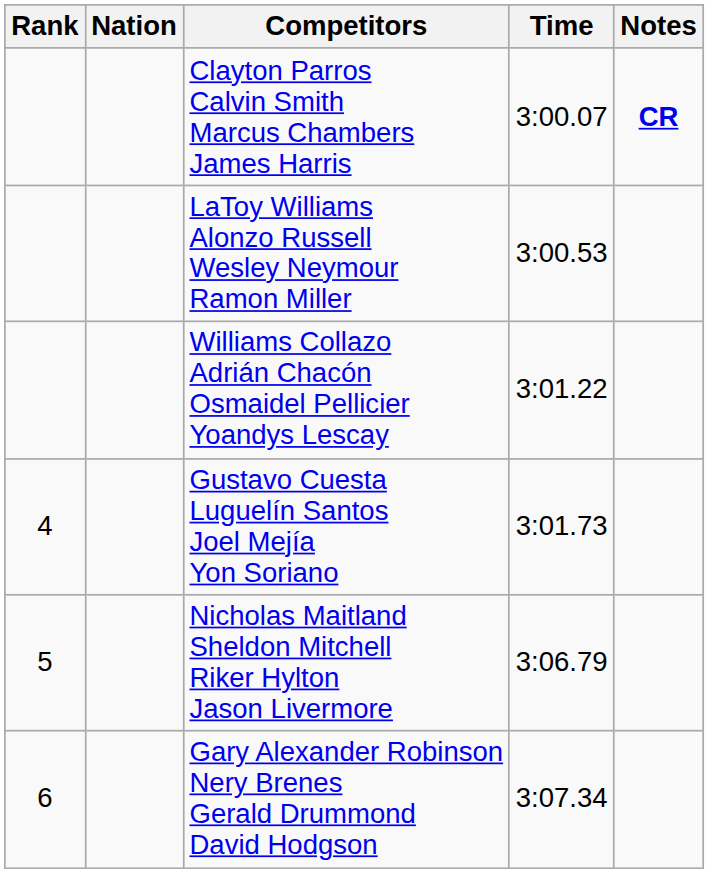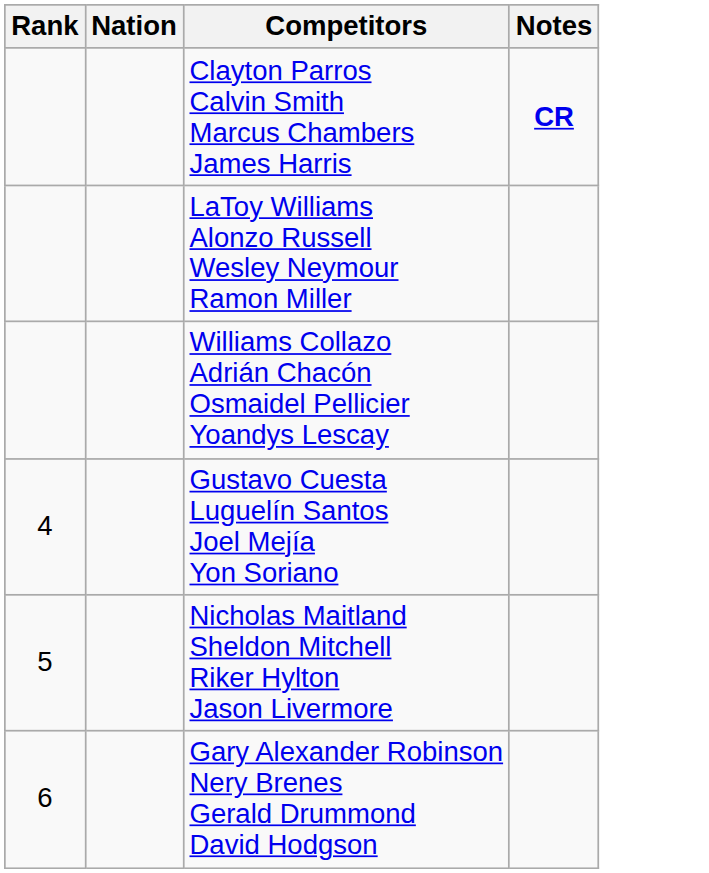- column: (562, 26)
